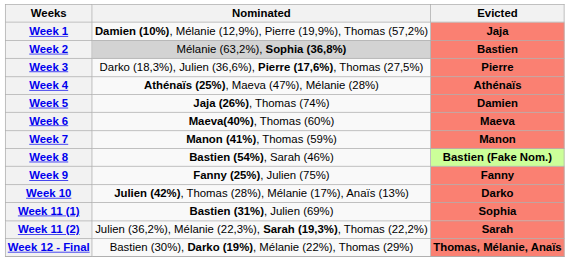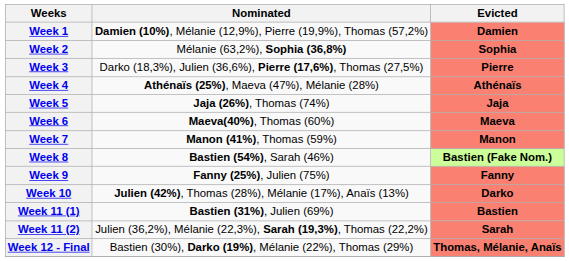(497, 31) Jaja -> (497, 31) Damien
(261, 49) lightgrey background -> (261, 49) no background
(497, 49) Bastien -> (497, 49) Sophia
(497, 103) Damien -> (497, 103) Jaja
(497, 211) Sophia -> (497, 211) Bastien
